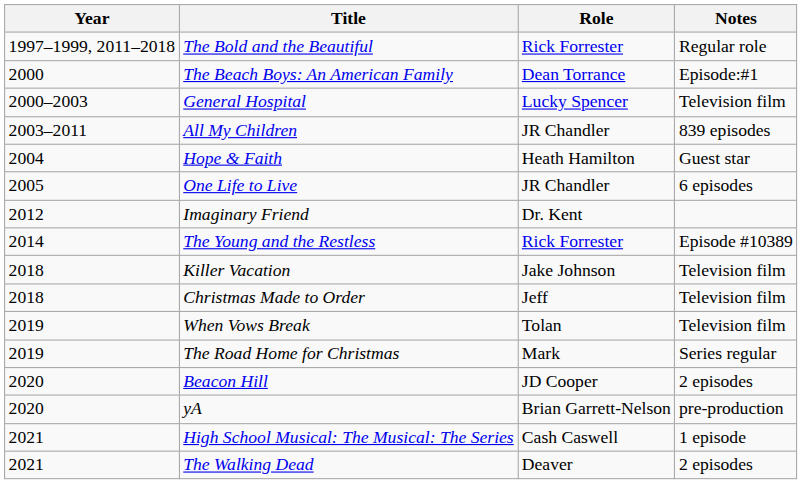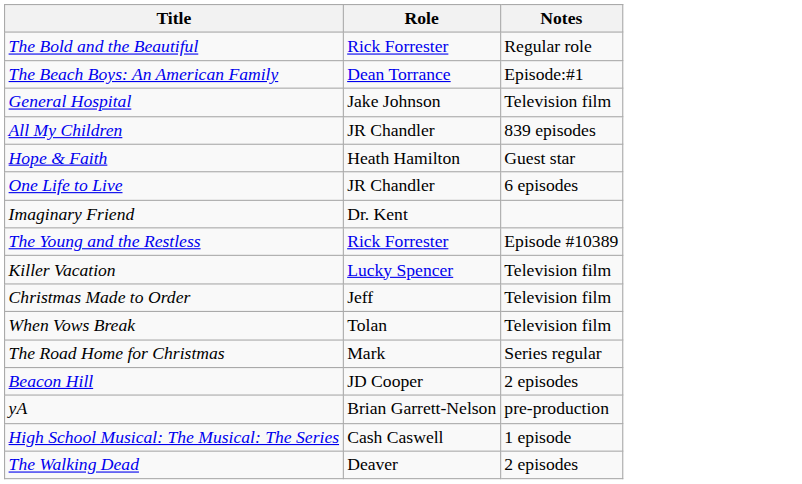- column: (92, 18)
(575, 102) Lucky Spencer -> (394, 102) Jake Johnson
(569, 269) Jake Johnson -> (400, 269) Lucky Spencer
